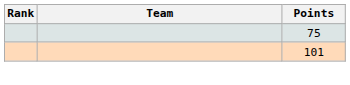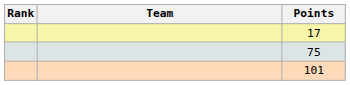+ row: (314, 32)
